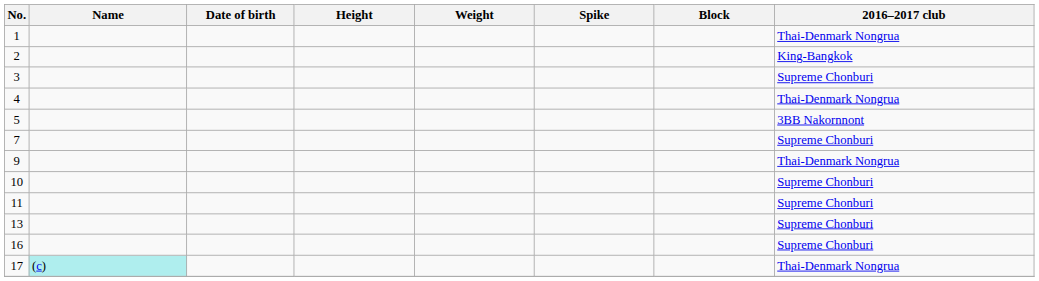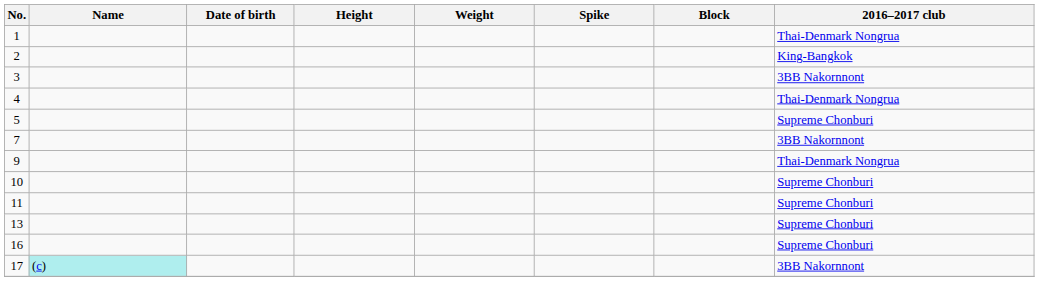(825, 78) Supreme Chonburi -> (821, 78) 3BB Nakornnont
(821, 119) 3BB Nakornnont -> (825, 119) Supreme Chonburi
(825, 140) Supreme Chonburi -> (821, 140) 3BB Nakornnont
(838, 266) Thai-Denmark Nongrua -> (821, 266) 3BB Nakornnont
